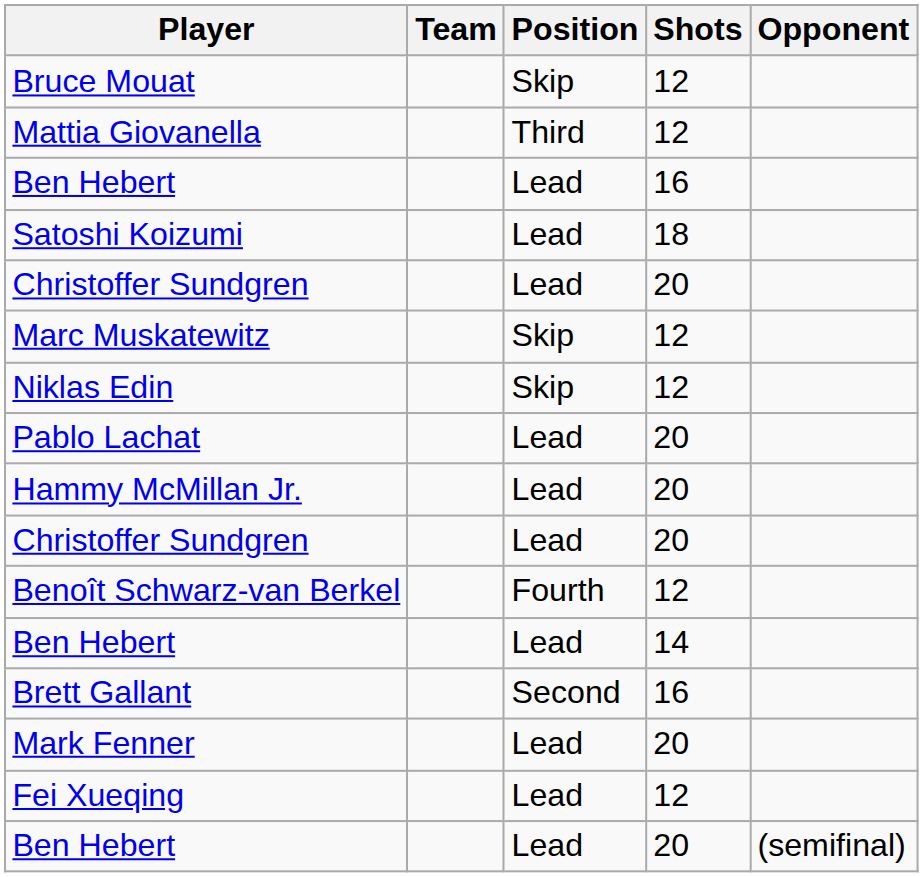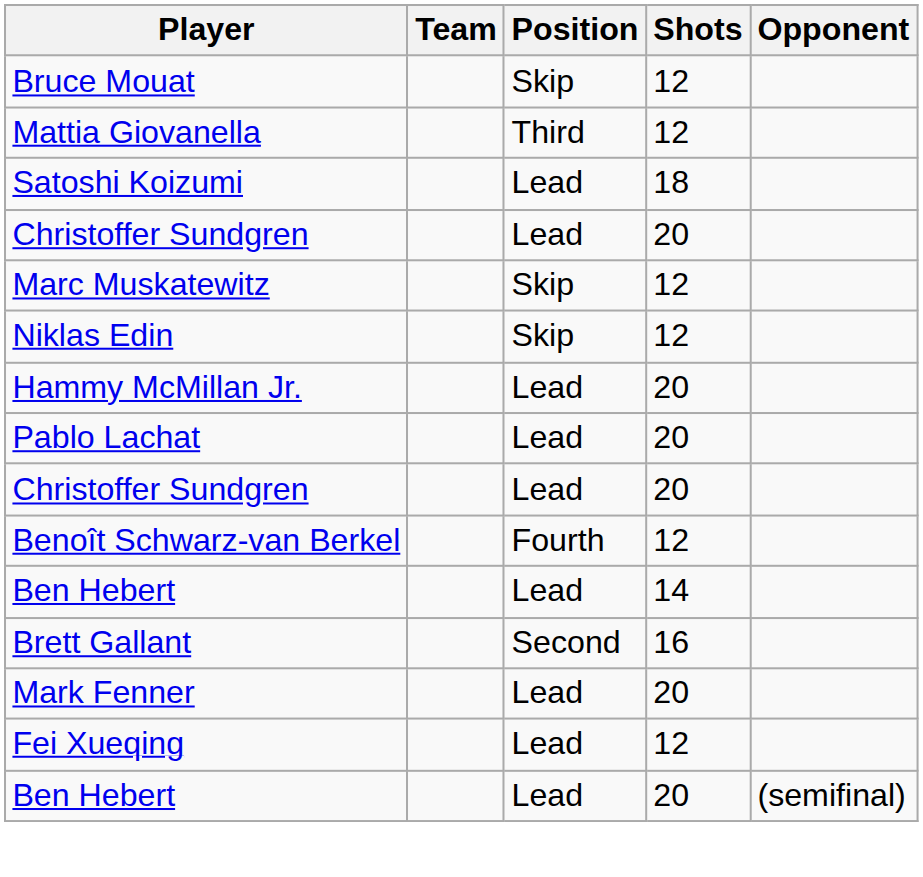- row: (94, 183)
rows swapped: (157, 489) <-> (106, 438)
